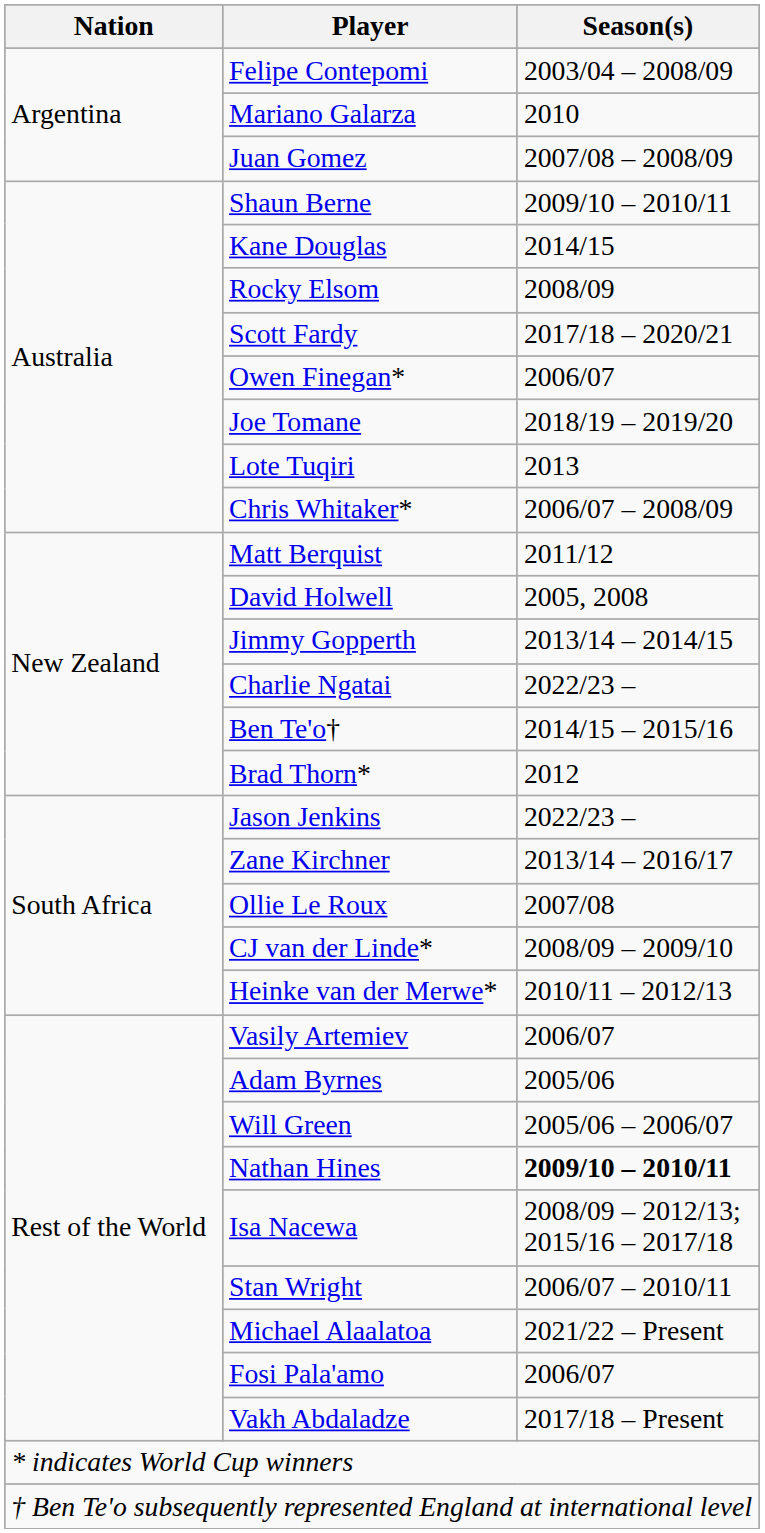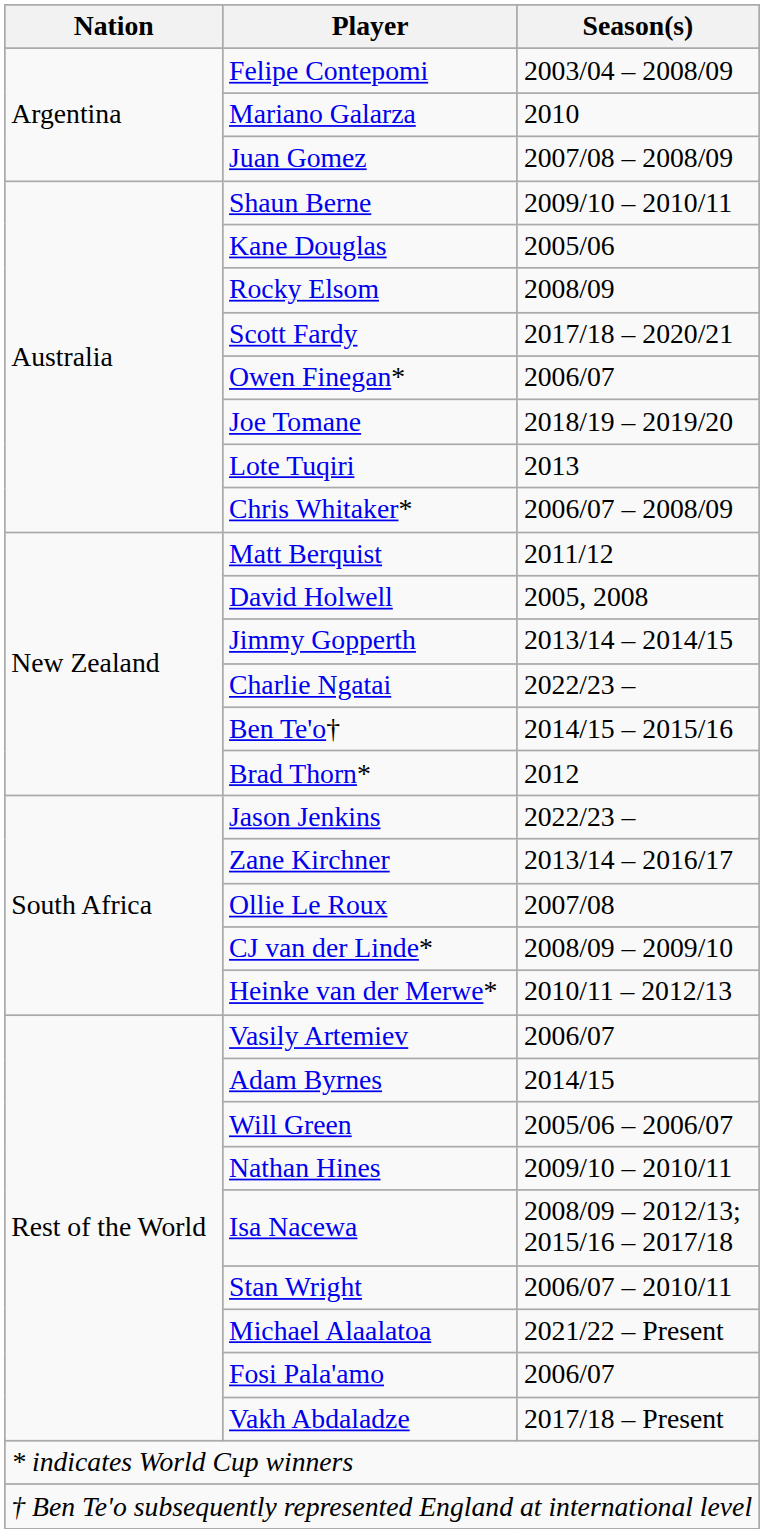(569, 245) 2014/15 -> (569, 245) 2005/06
(569, 1080) 2005/06 -> (569, 1080) 2014/15
(628, 1167) bold -> (628, 1167) normal
